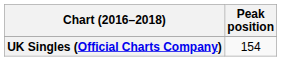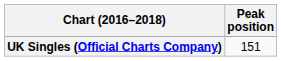(251, 46) 154 -> (251, 46) 151
